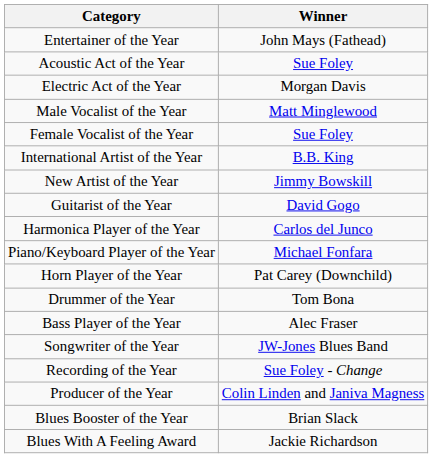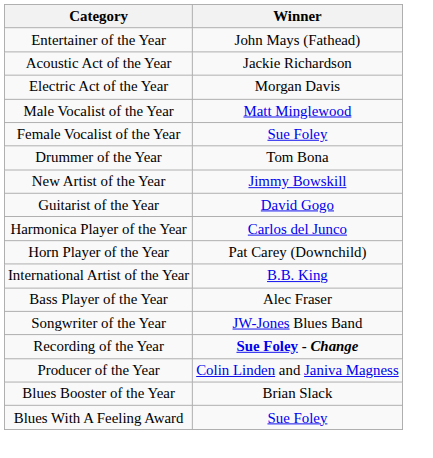(323, 63) Sue Foley -> (297, 63) Jackie Richardson
rows swapped: (111, 157) <-> (111, 299)
- row: (111, 252)
(323, 370) normal -> (297, 346) bold
(323, 441) Jackie Richardson -> (297, 417) Sue Foley
